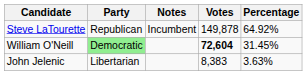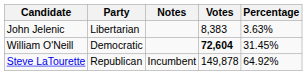rows swapped: (46, 29) <-> (36, 62)
(116, 45) lightgreen background -> (116, 45) no background
